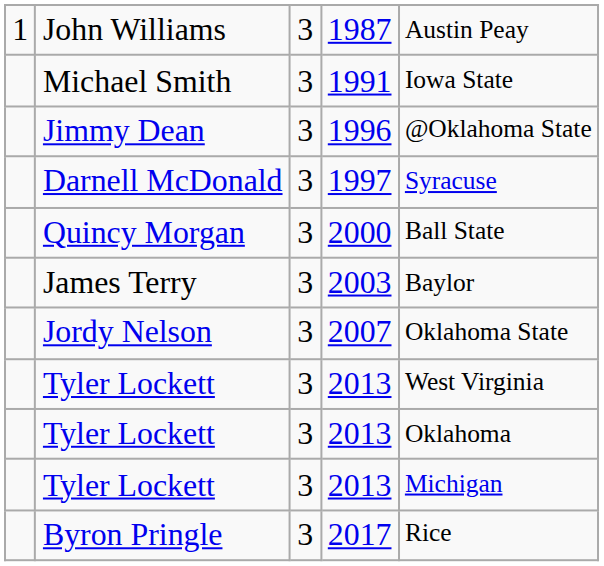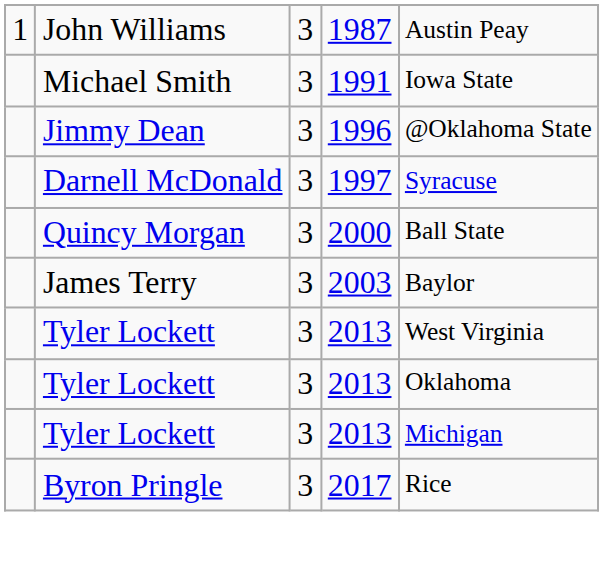- row: (127, 332)
